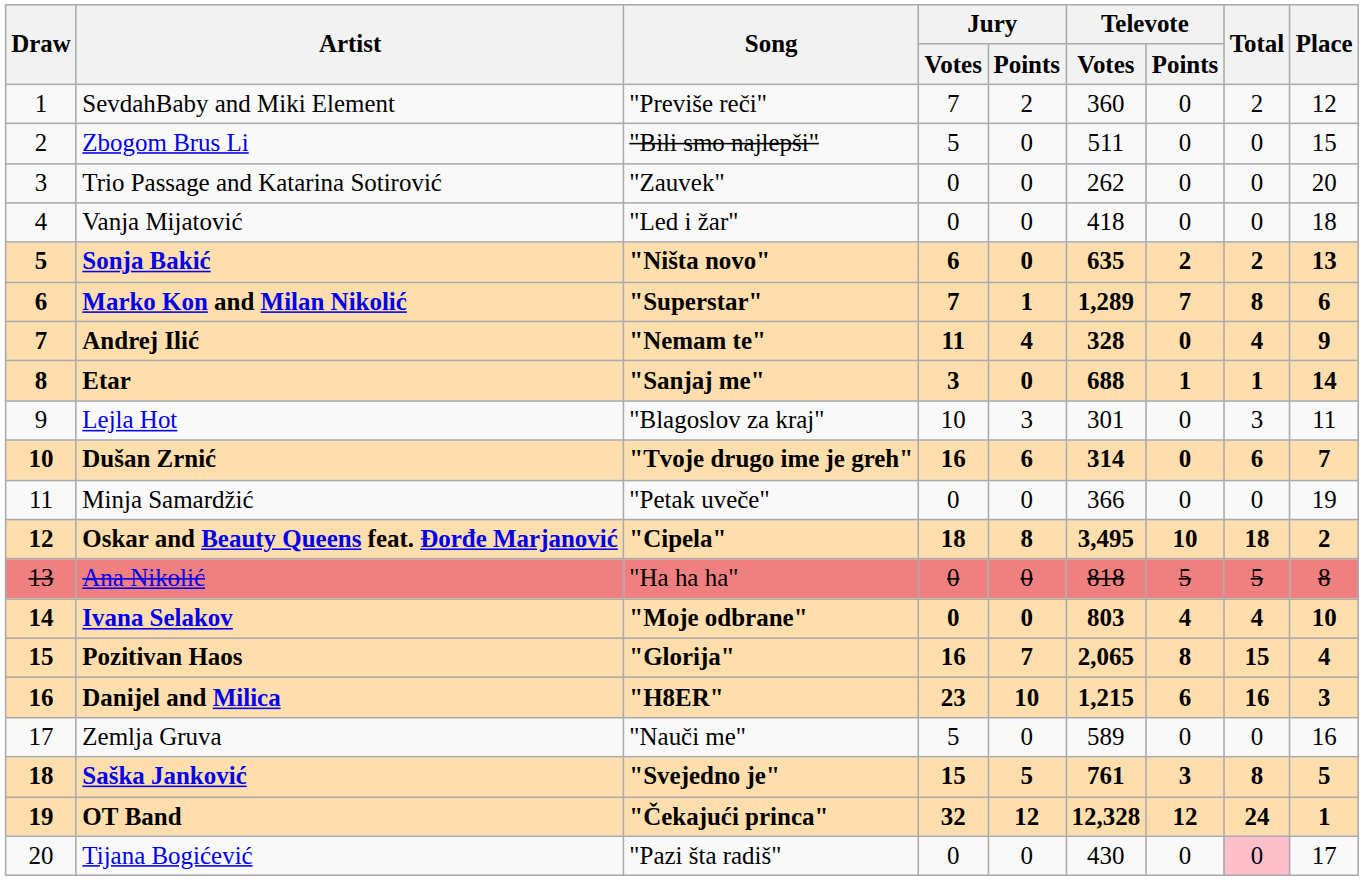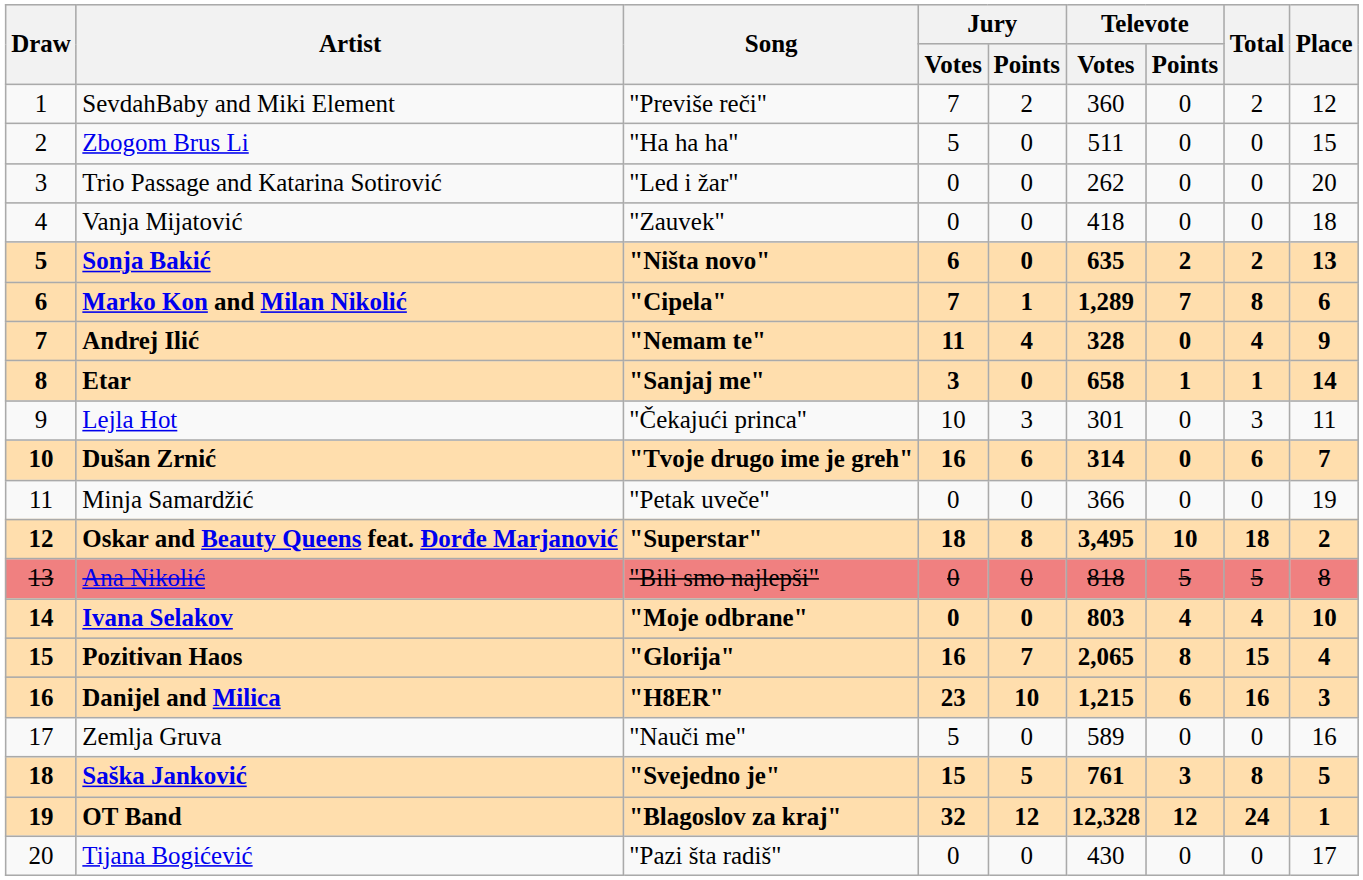(724, 143) "Bili smo najlepši" -> (684, 143) "Ha ha ha"
(677, 182) "Zauvek" -> (684, 182) "Led i žar"
(684, 222) "Led i žar" -> (677, 222) "Zauvek"
(696, 301) "Superstar" -> (678, 301) "Cipela"
(1106, 380) 688 -> (1106, 380) 658
(727, 420) "Blagoslov za kraj" -> (718, 420) "Čekajući princa"
(678, 538) "Cipela" -> (696, 538) "Superstar"
(684, 578) "Ha ha ha" -> (724, 578) "Bili smo najlepši"
(729, 815) "Čekajući princa" -> (735, 815) "Blagoslov za kraj"
(1257, 855) pink background -> (1257, 855) no background
